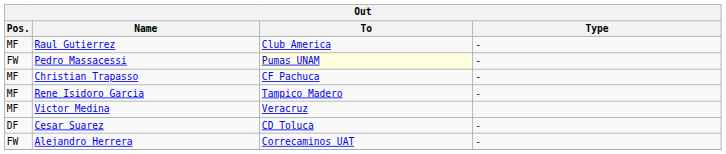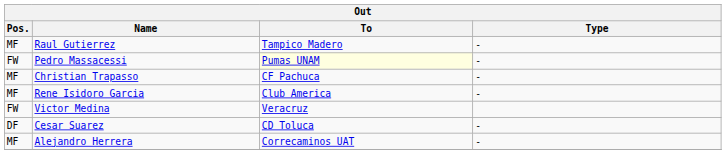(296, 44) Club America -> (302, 44) Tampico Madero
(302, 93) Tampico Madero -> (296, 93) Club America
(13, 109) MF -> (13, 109) FW
(13, 141) FW -> (13, 141) MF
